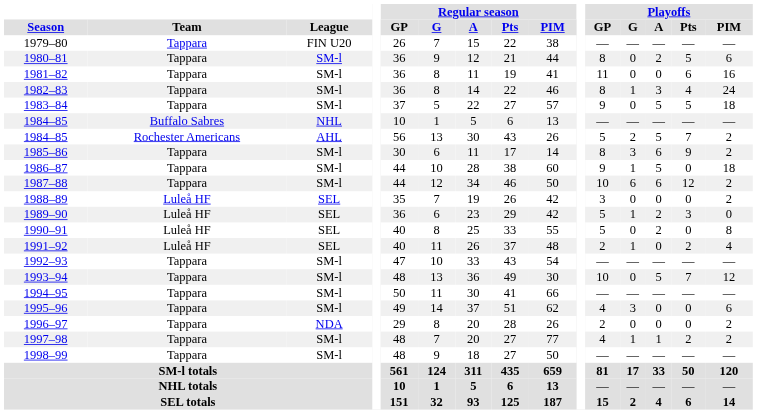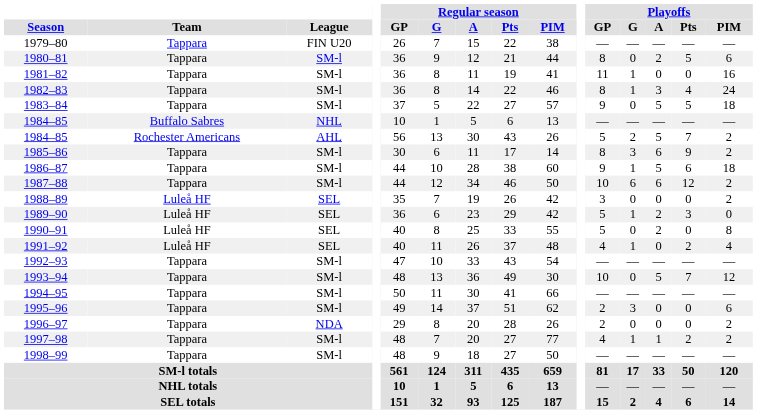(633, 74) 0 -> (633, 74) 1
(688, 74) 6 -> (688, 74) 0
(688, 167) 0 -> (688, 167) 6
(602, 245) 2 -> (602, 245) 4
(602, 308) 4 -> (602, 308) 2
